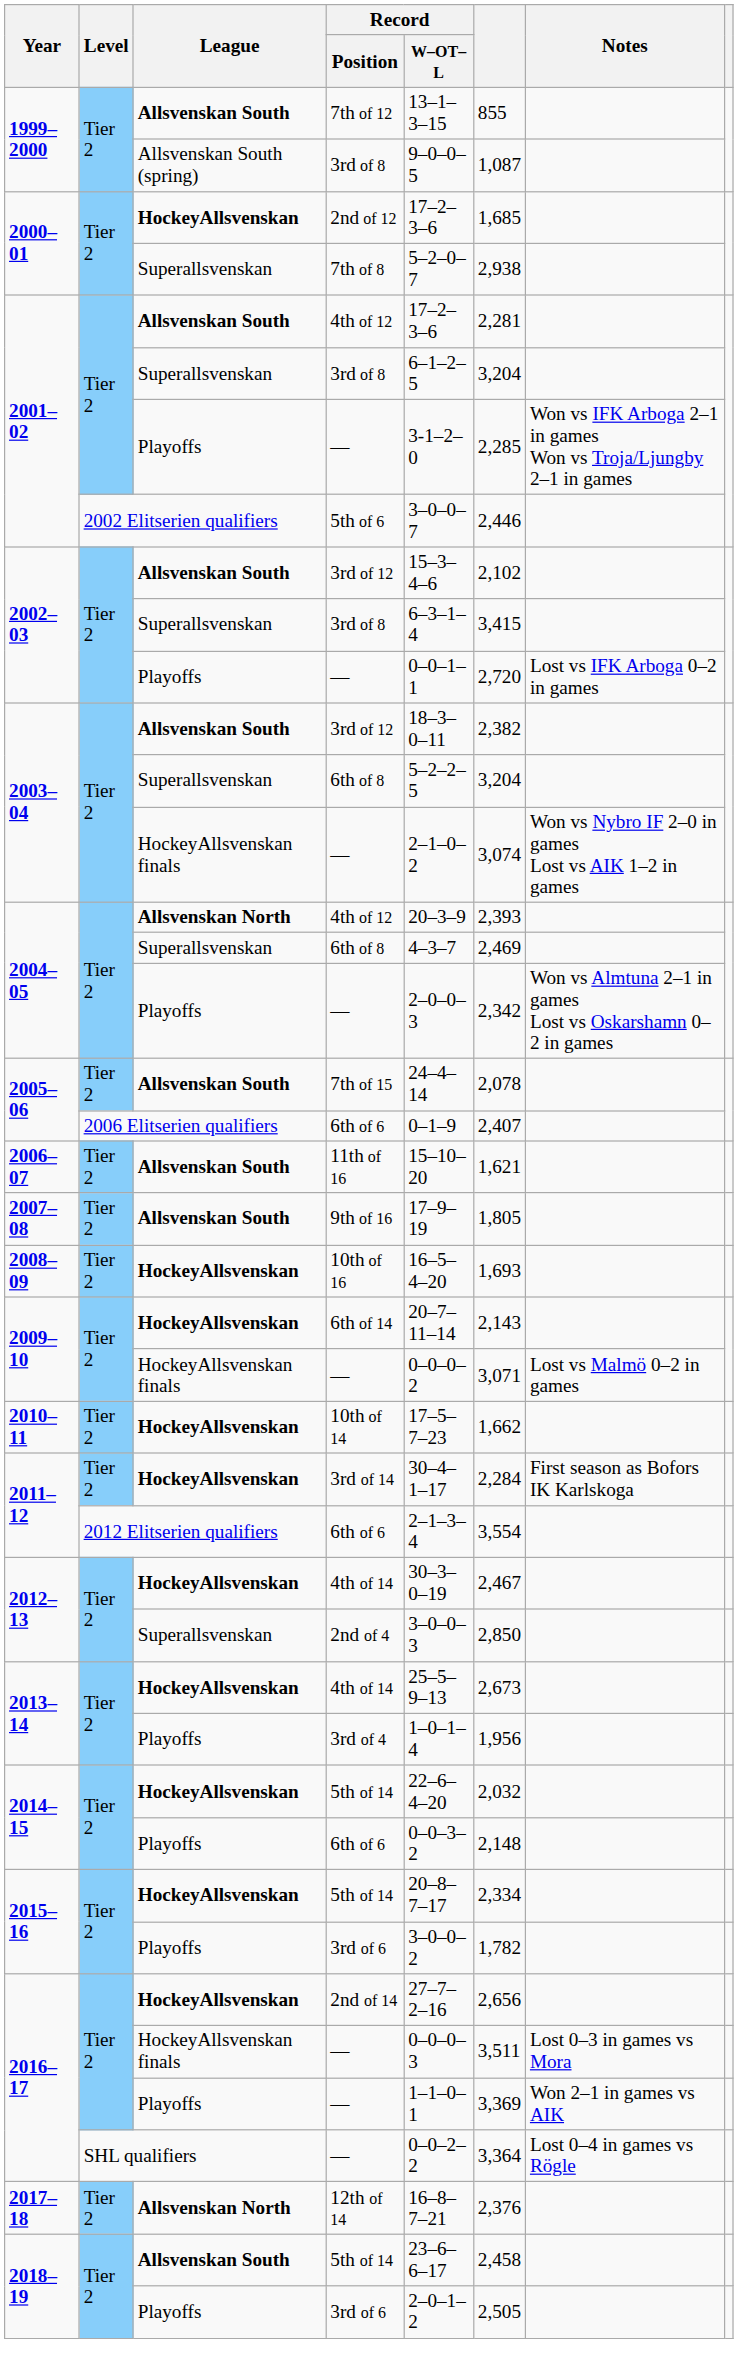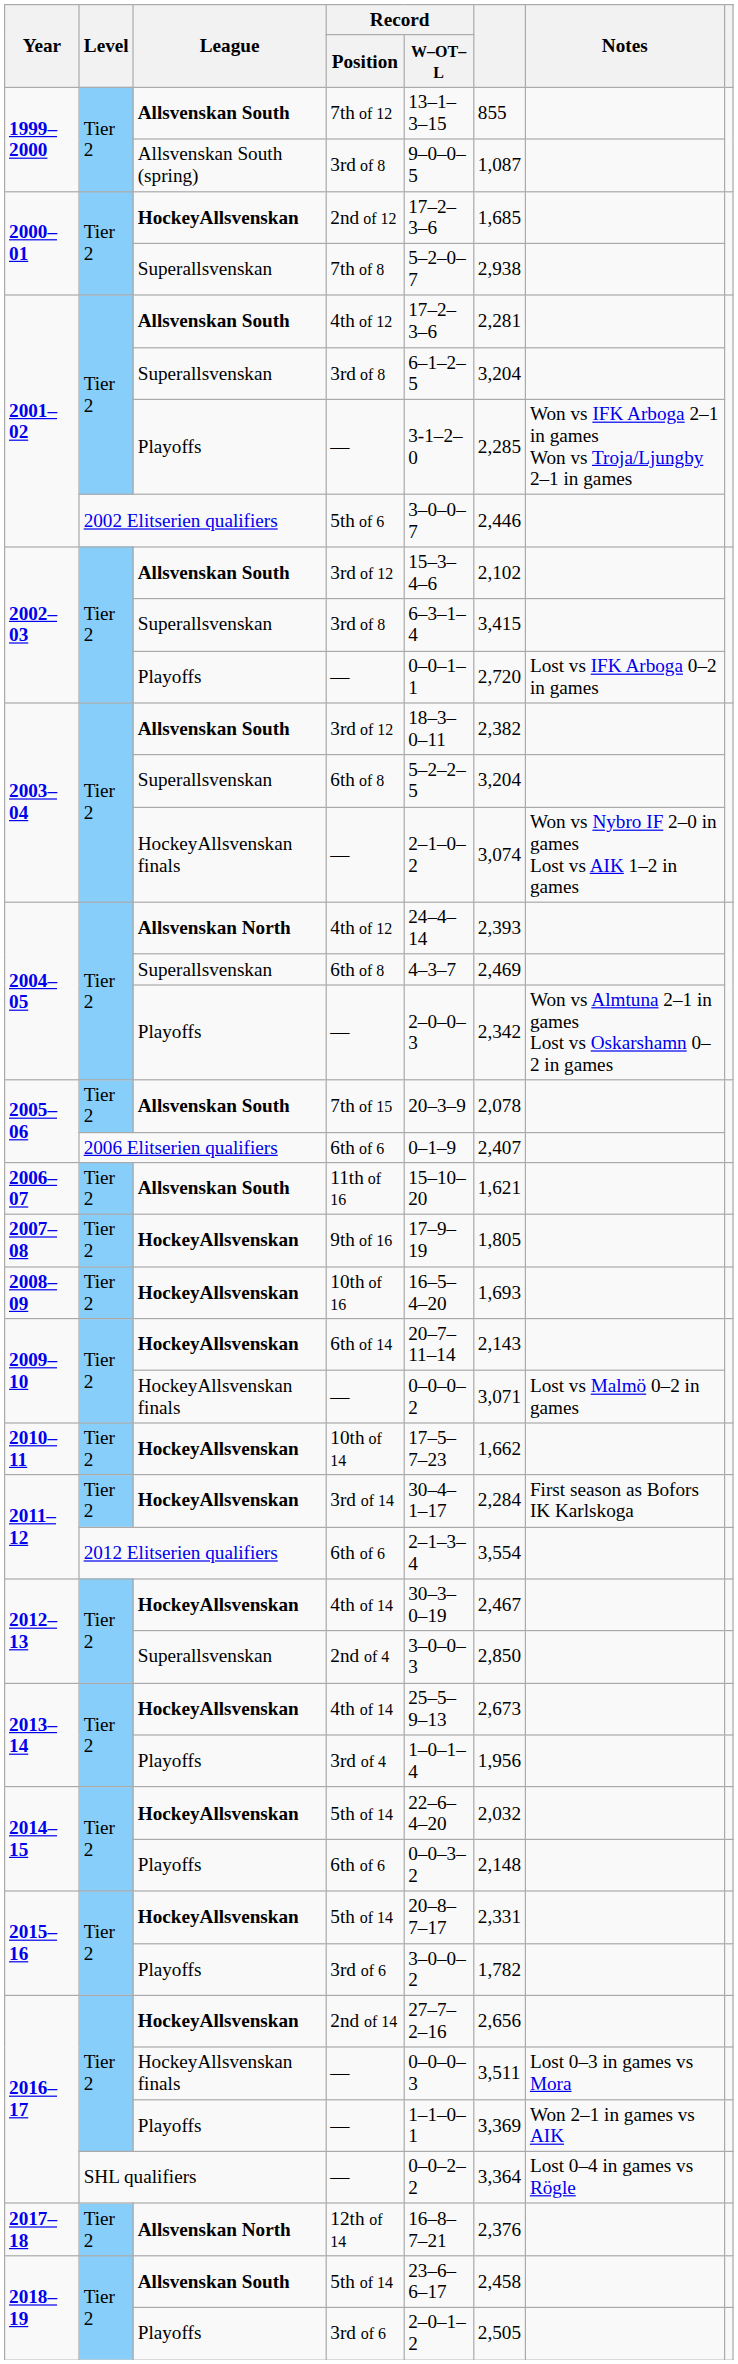(437, 917) 20–3–9 -> (432, 928) 24–4–14
(432, 1084) 24–4–14 -> (437, 1105) 20–3–9
(214, 1218) Allsvenskan South -> (218, 1240) HockeyAllsvenskan
(499, 1895) 2,334 -> (499, 1917) 2,331
